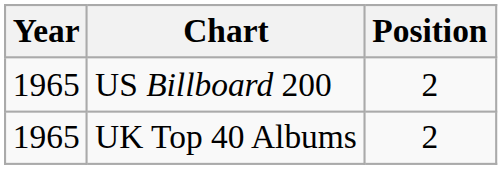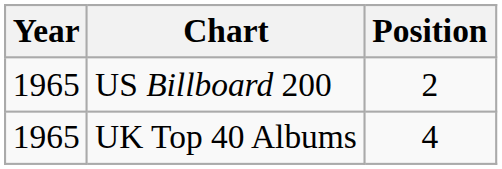(430, 137) 2 -> (430, 137) 4
